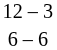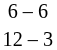rows swapped: (28, 39) <-> (28, 12)
